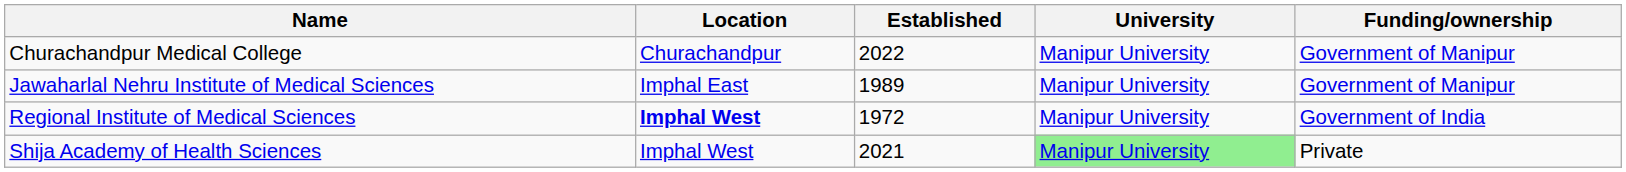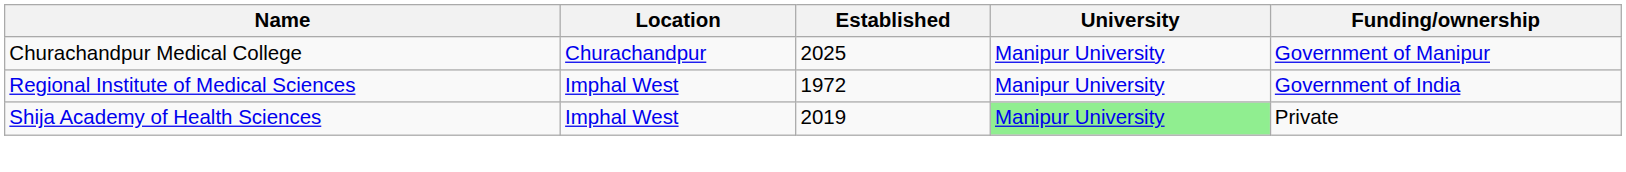(882, 53) 2022 -> (823, 53) 2025
- row: (222, 85)
(700, 118) bold -> (622, 85) normal
(882, 150) 2021 -> (823, 118) 2019
